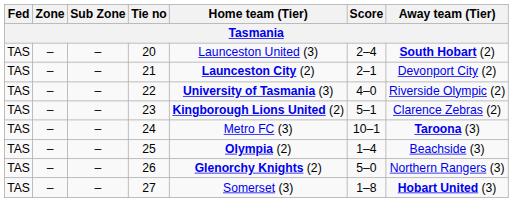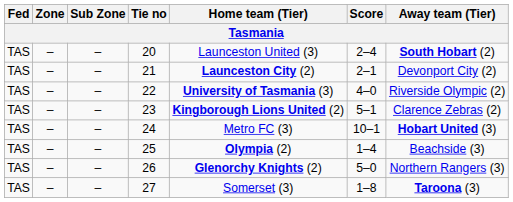(447, 129) Taroona (3) -> (447, 129) Hobart United (3)
(447, 187) Hobart United (3) -> (447, 187) Taroona (3)
